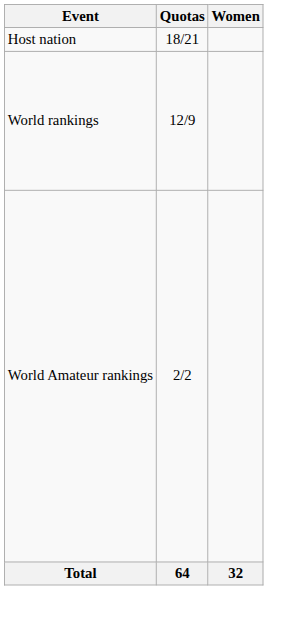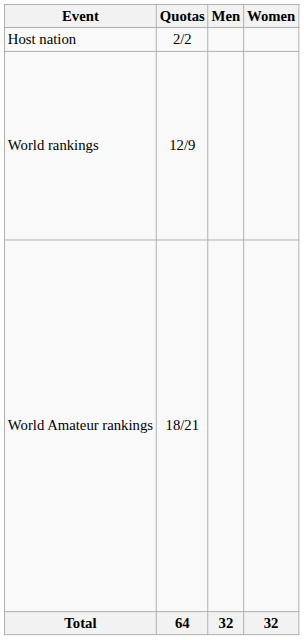+ column: (226, 16)
(182, 39) 18/21 -> (182, 39) 2/2
(182, 376) 2/2 -> (182, 425) 18/21
